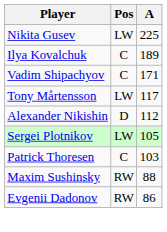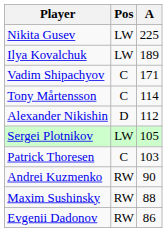(124, 55) C -> (124, 55) LW
(124, 95) LW -> (124, 95) C
(149, 95) 117 -> (149, 95) 114
+ row: (55, 177)
